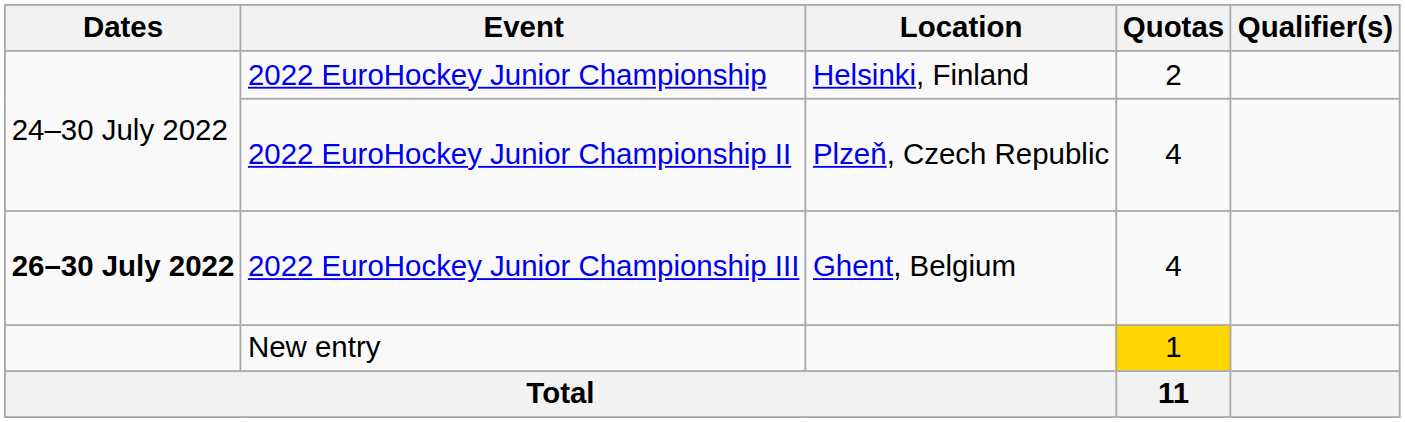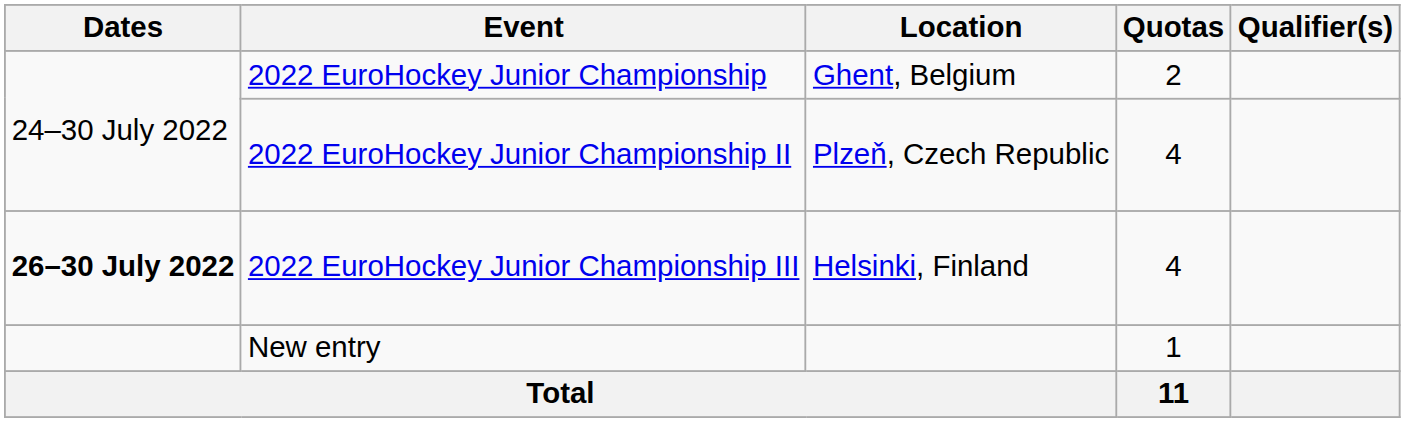(921, 74) Helsinki, Finland -> (914, 74) Ghent, Belgium
(914, 267) Ghent, Belgium -> (921, 267) Helsinki, Finland
(1173, 347) gold background -> (1173, 347) no background
